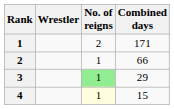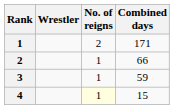(98, 78) lightgreen background -> (98, 78) no background
(142, 78) 29 -> (142, 78) 59
